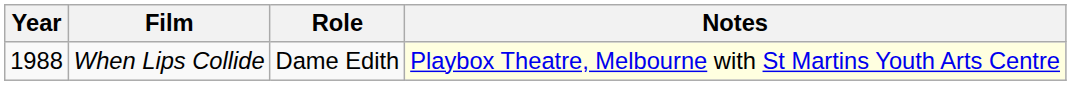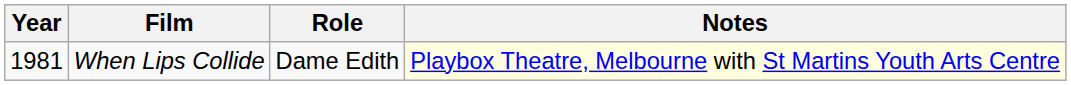(37, 60) 1988 -> (37, 60) 1981
